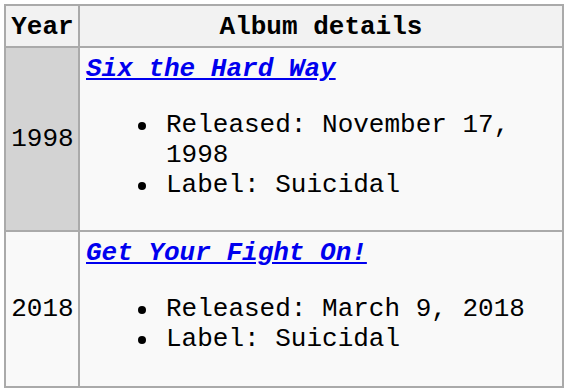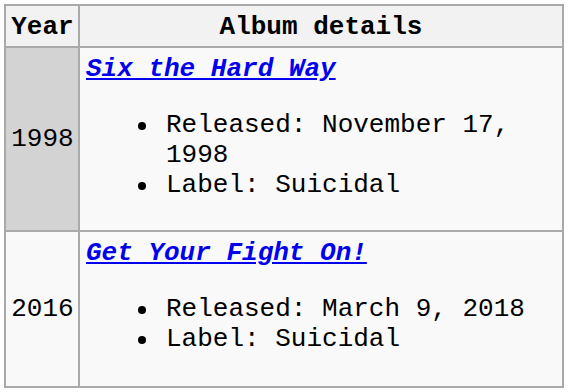(42, 309) 2018 -> (42, 309) 2016
